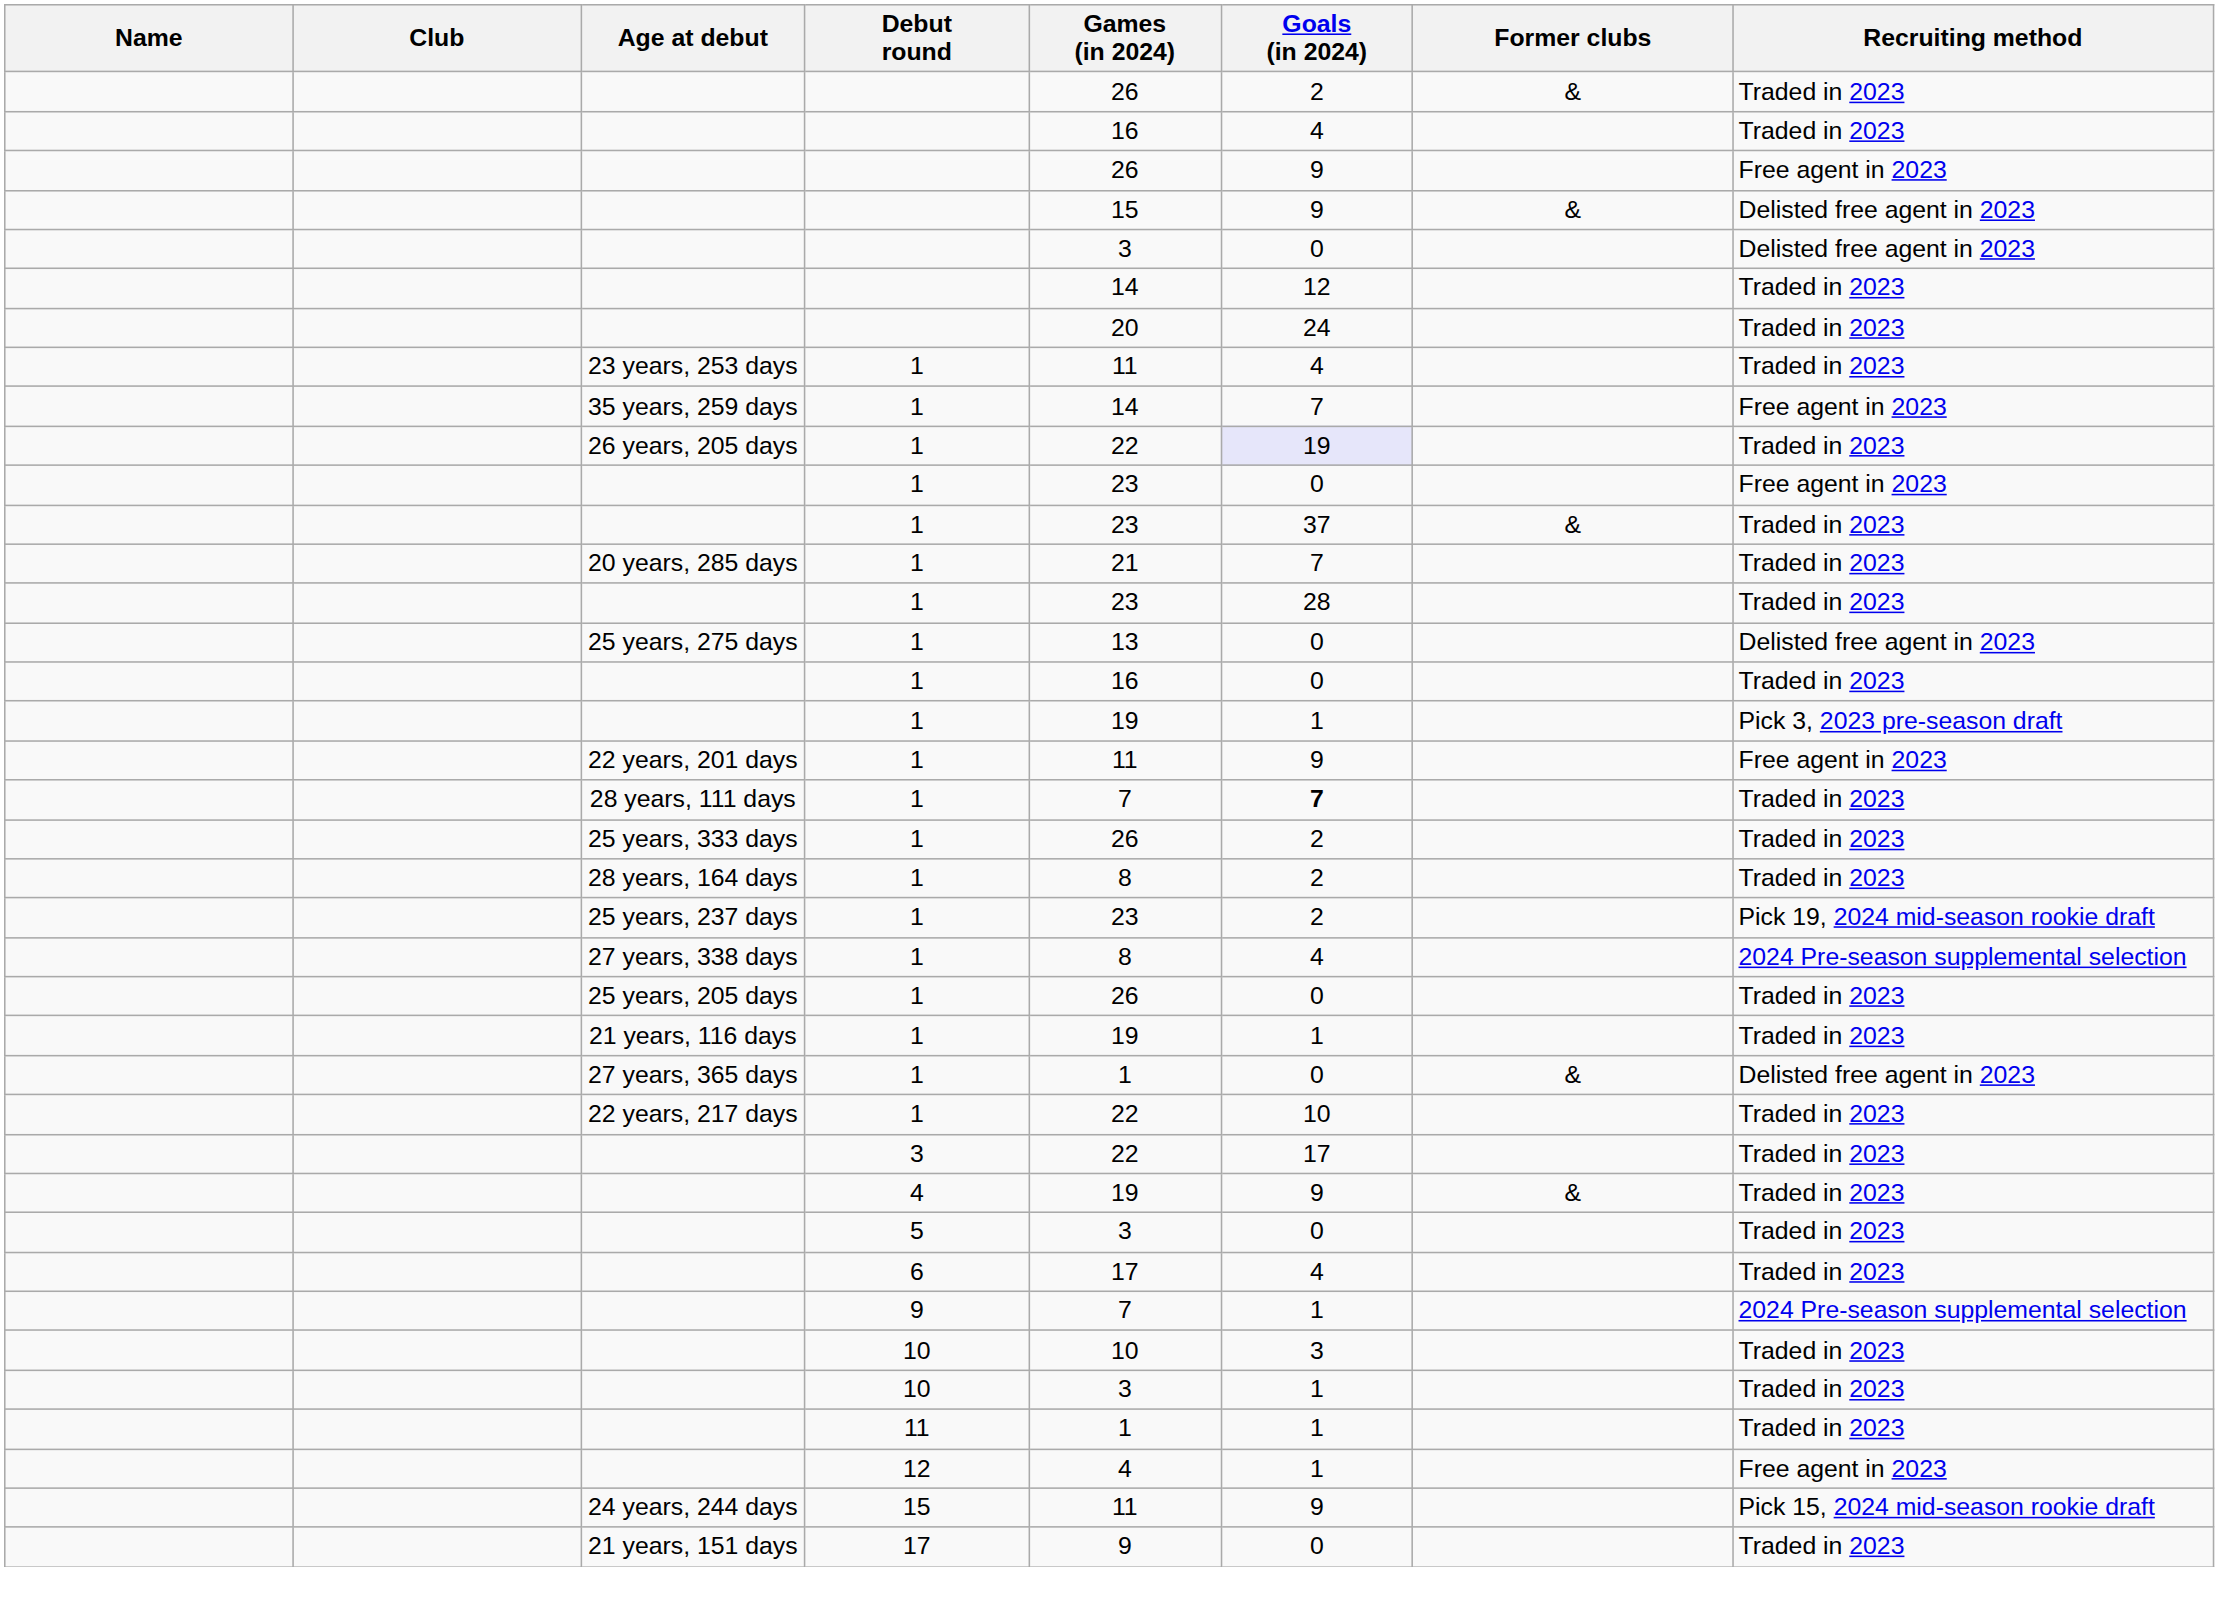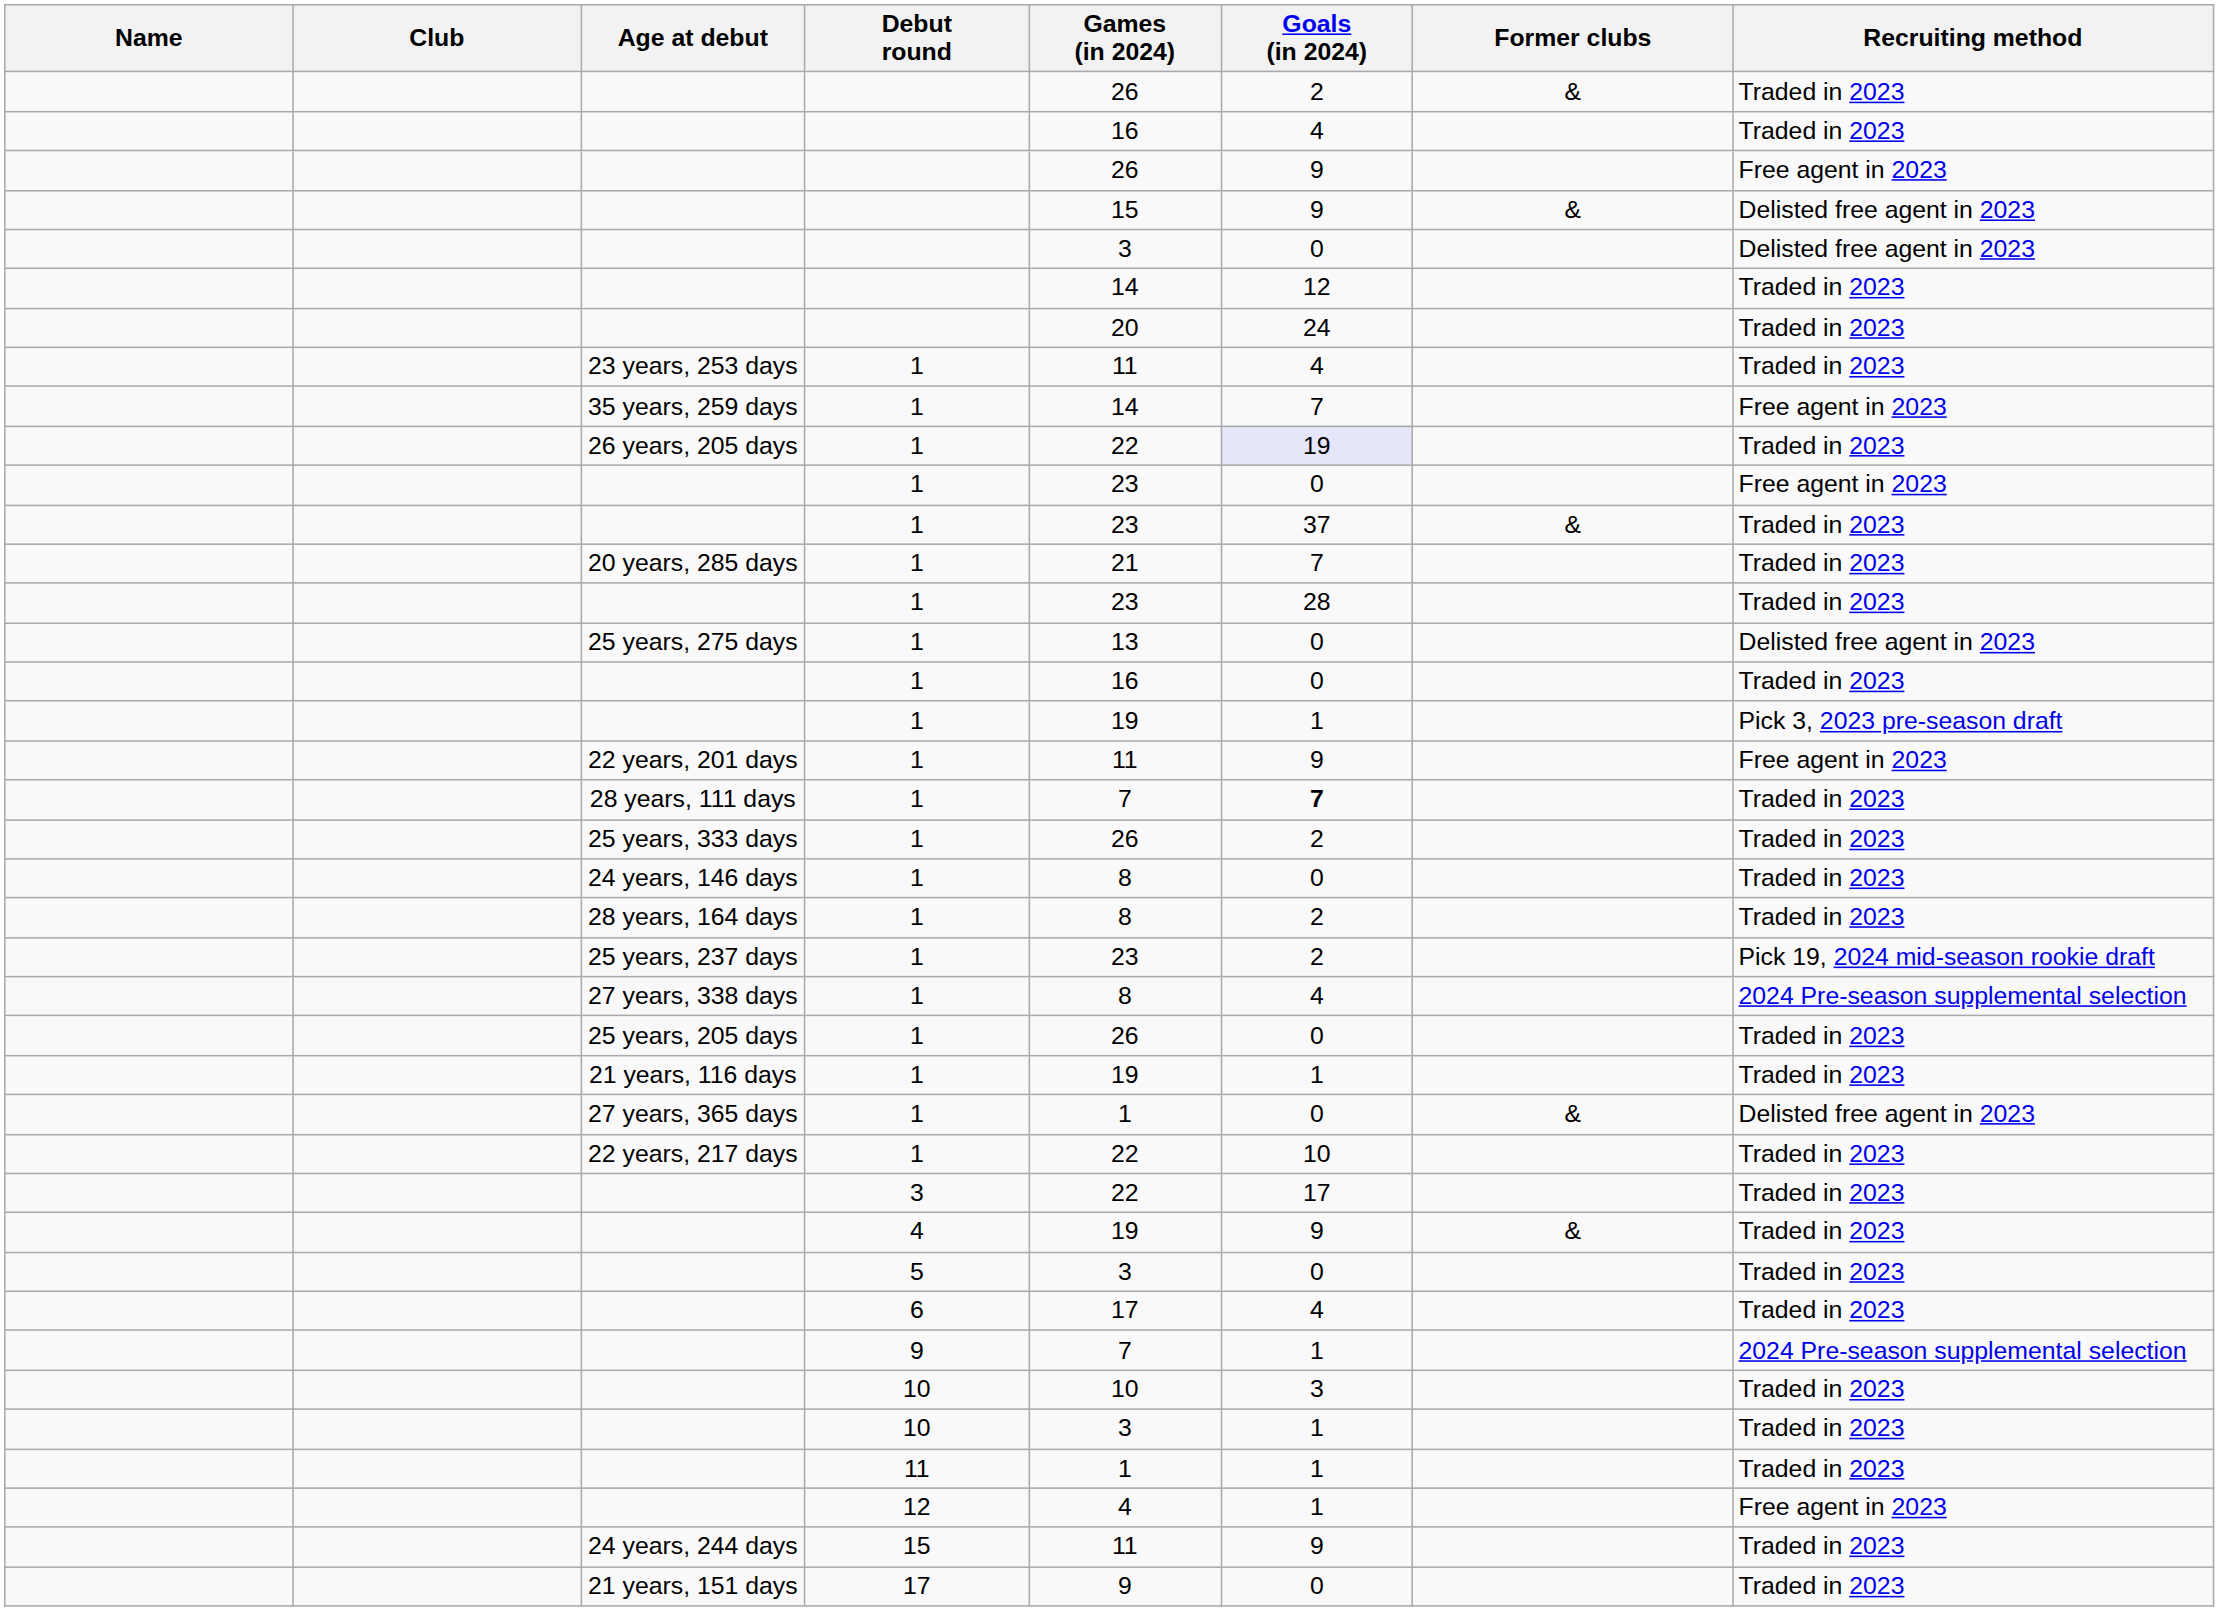+ row: (693, 878)
(1947, 1507) Pick 15, 2024 mid-season rookie draft -> (1821, 1546) Traded in 2023
